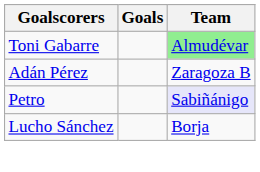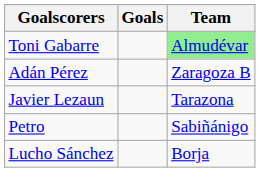+ row: (56, 99)
(210, 99) lavender background -> (210, 126) no background
